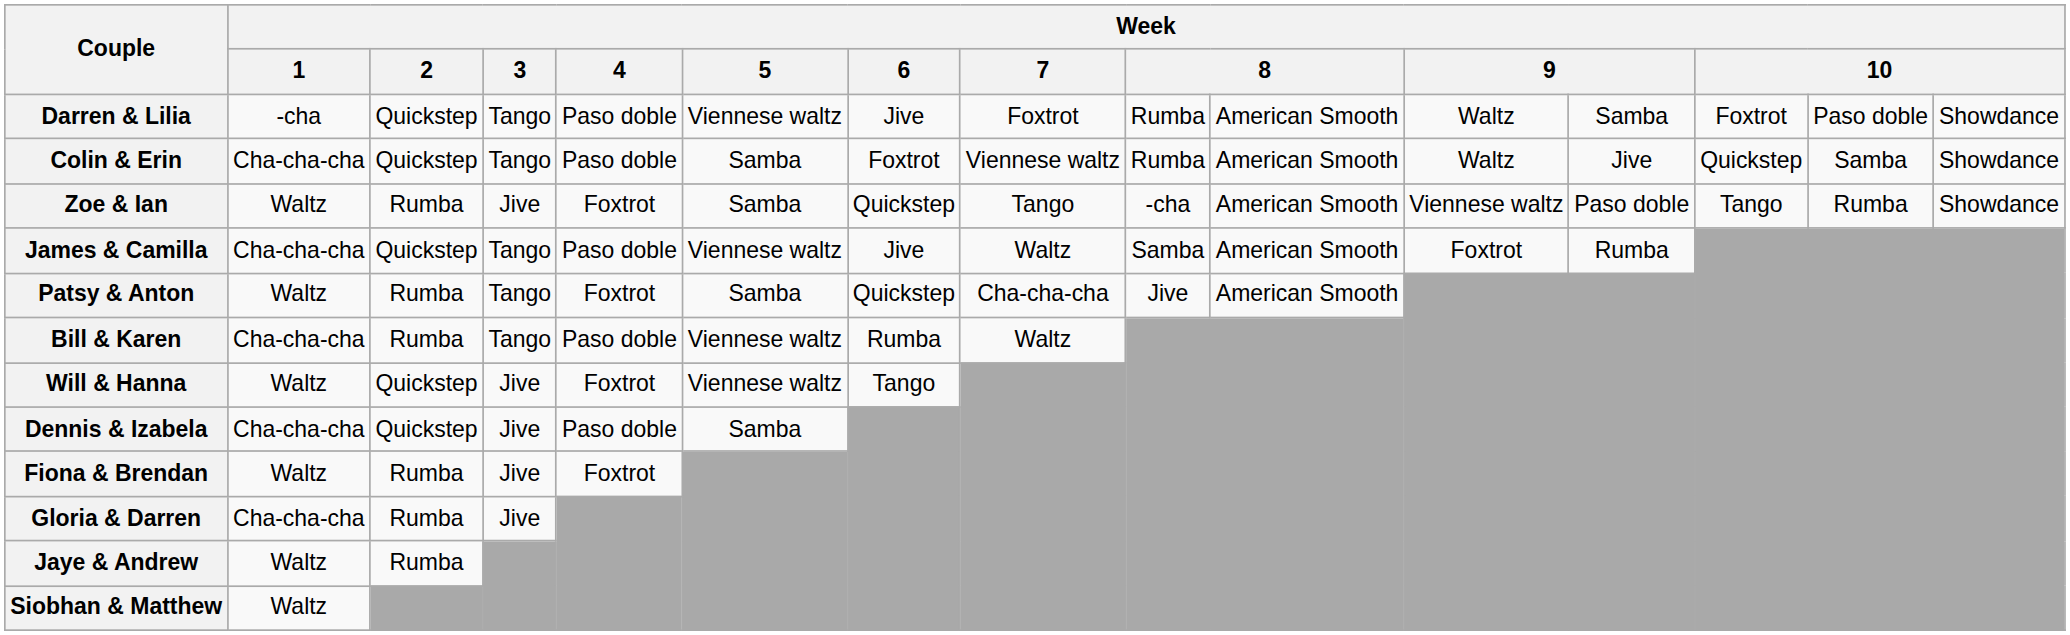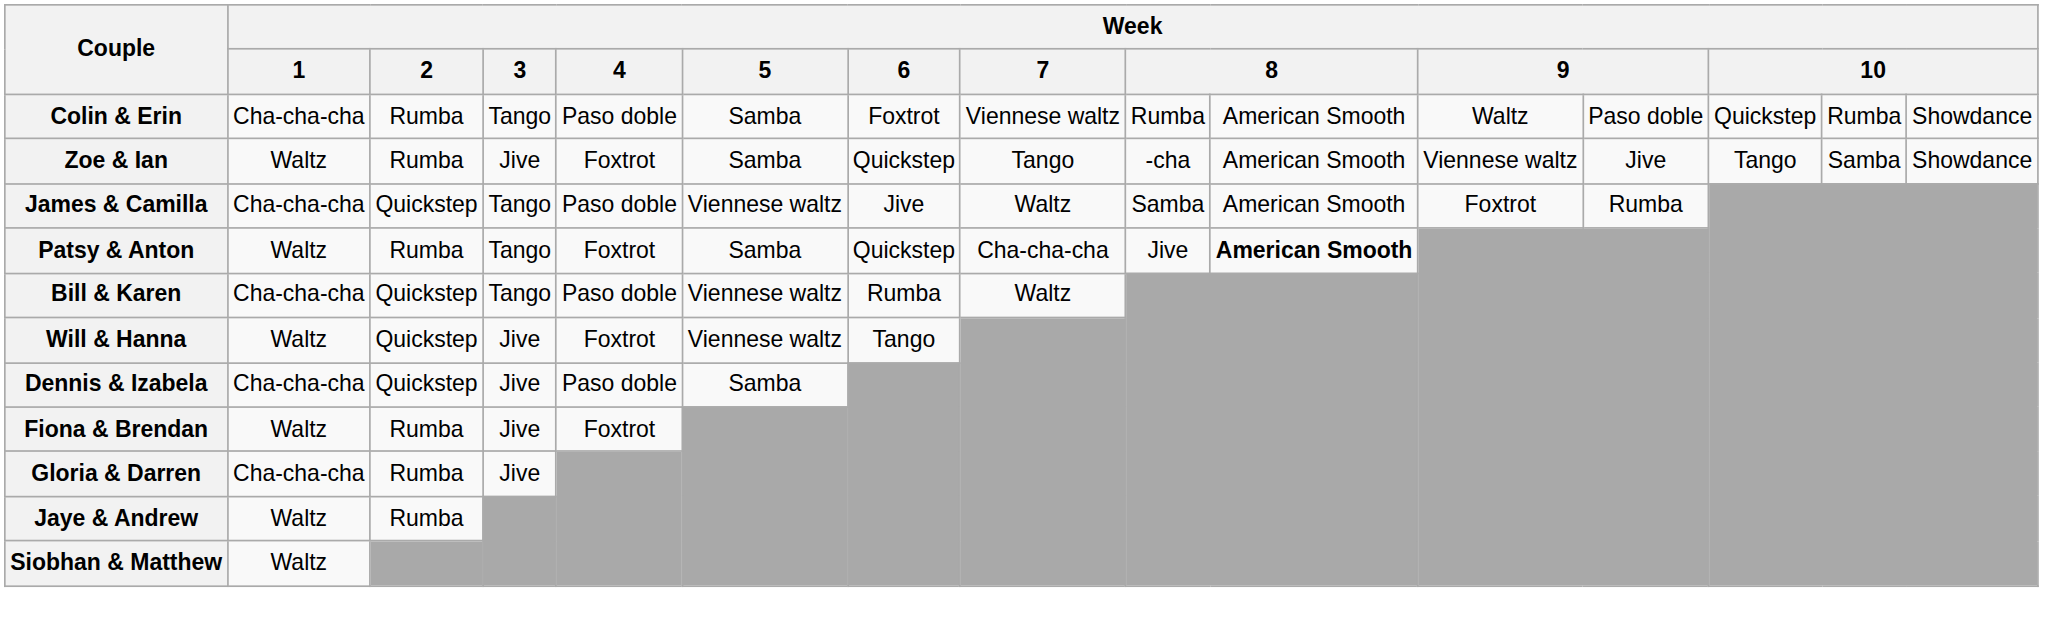- row: (116, 115)
(427, 160) Quickstep -> (427, 115) Rumba
(1632, 160) Jive -> (1646, 115) Paso doble
(1871, 160) Samba -> (1864, 115) Rumba
(1632, 205) Paso doble -> (1646, 160) Jive
(1871, 205) Rumba -> (1864, 160) Samba
(1307, 294) normal -> (1314, 249) bold
(427, 339) Rumba -> (427, 294) Quickstep
